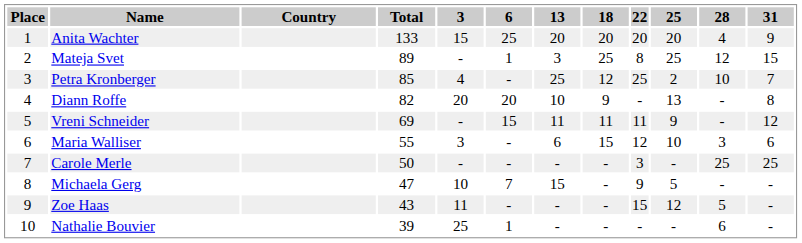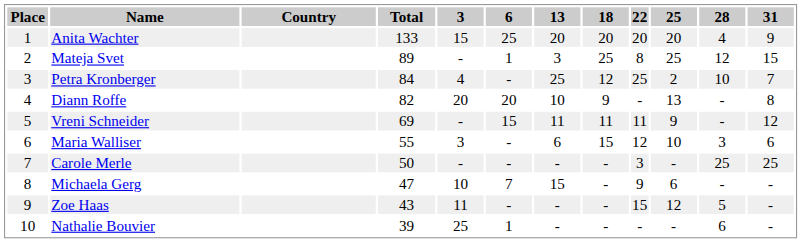(407, 79) 85 -> (407, 79) 84
(674, 184) 5 -> (674, 184) 6
